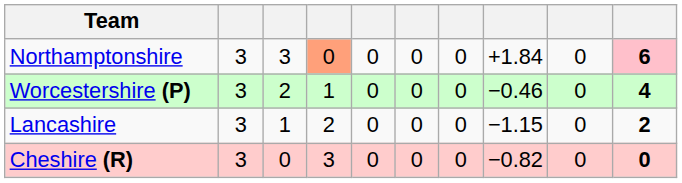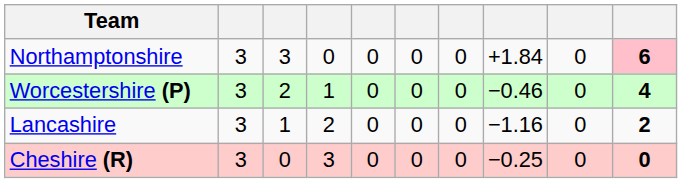(329, 56) lightsalmon background -> (329, 56) no background
(515, 125) −1.15 -> (515, 125) −1.16
(515, 159) −0.82 -> (515, 159) −0.25
